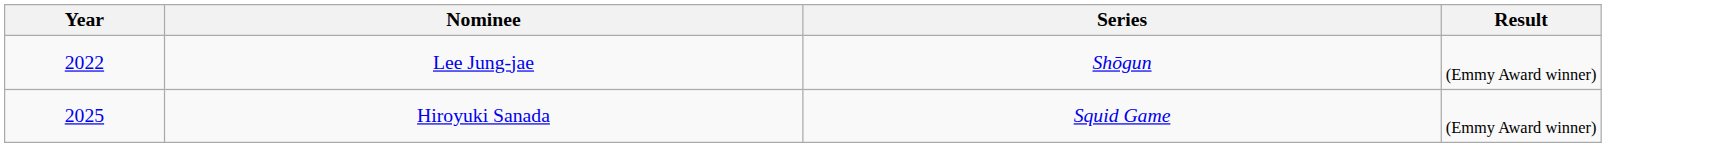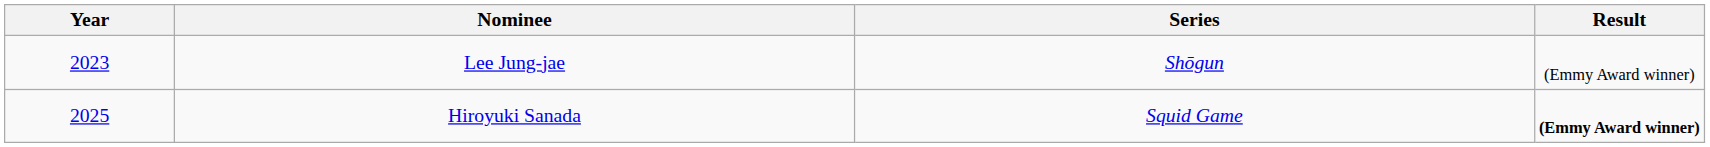(84, 62) 2022 -> (90, 62) 2023
(1521, 128) normal -> (1619, 126) bold
